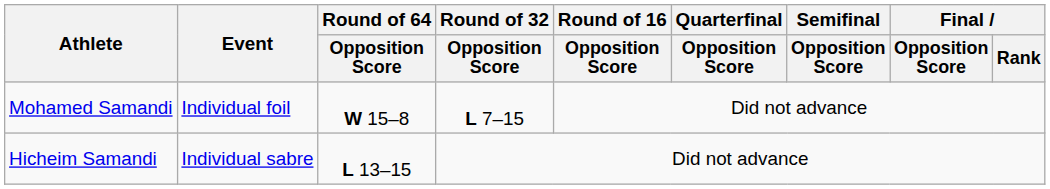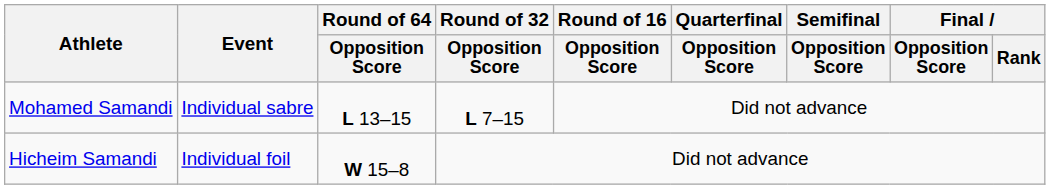(236, 108) Individual foil -> (247, 108) Individual sabre
(377, 118) W 15–8 -> (377, 118) L 13–15
(247, 159) Individual sabre -> (236, 159) Individual foil
(377, 169) L 13–15 -> (377, 169) W 15–8
